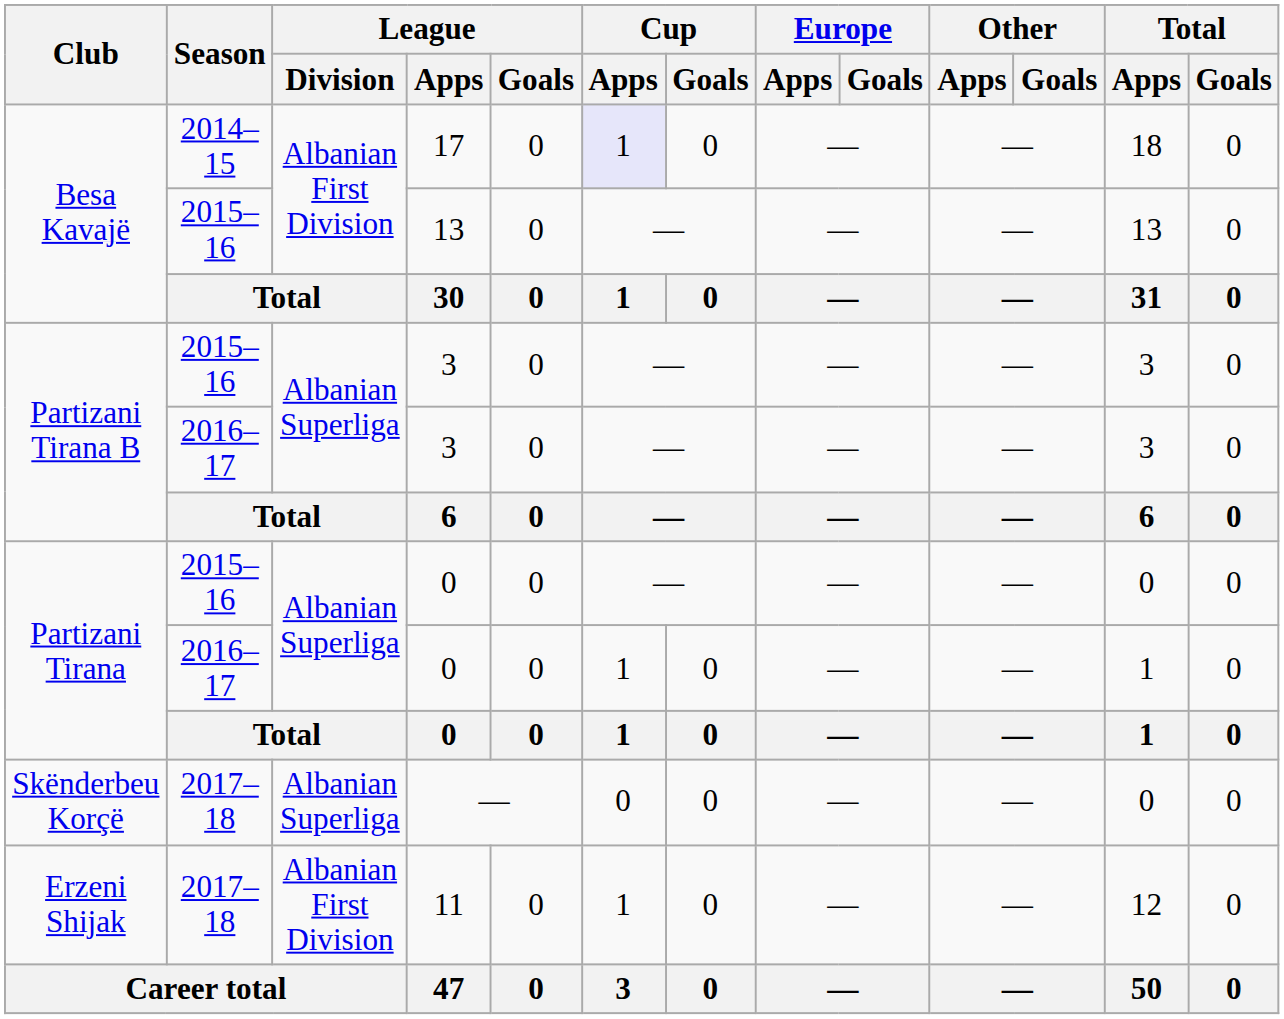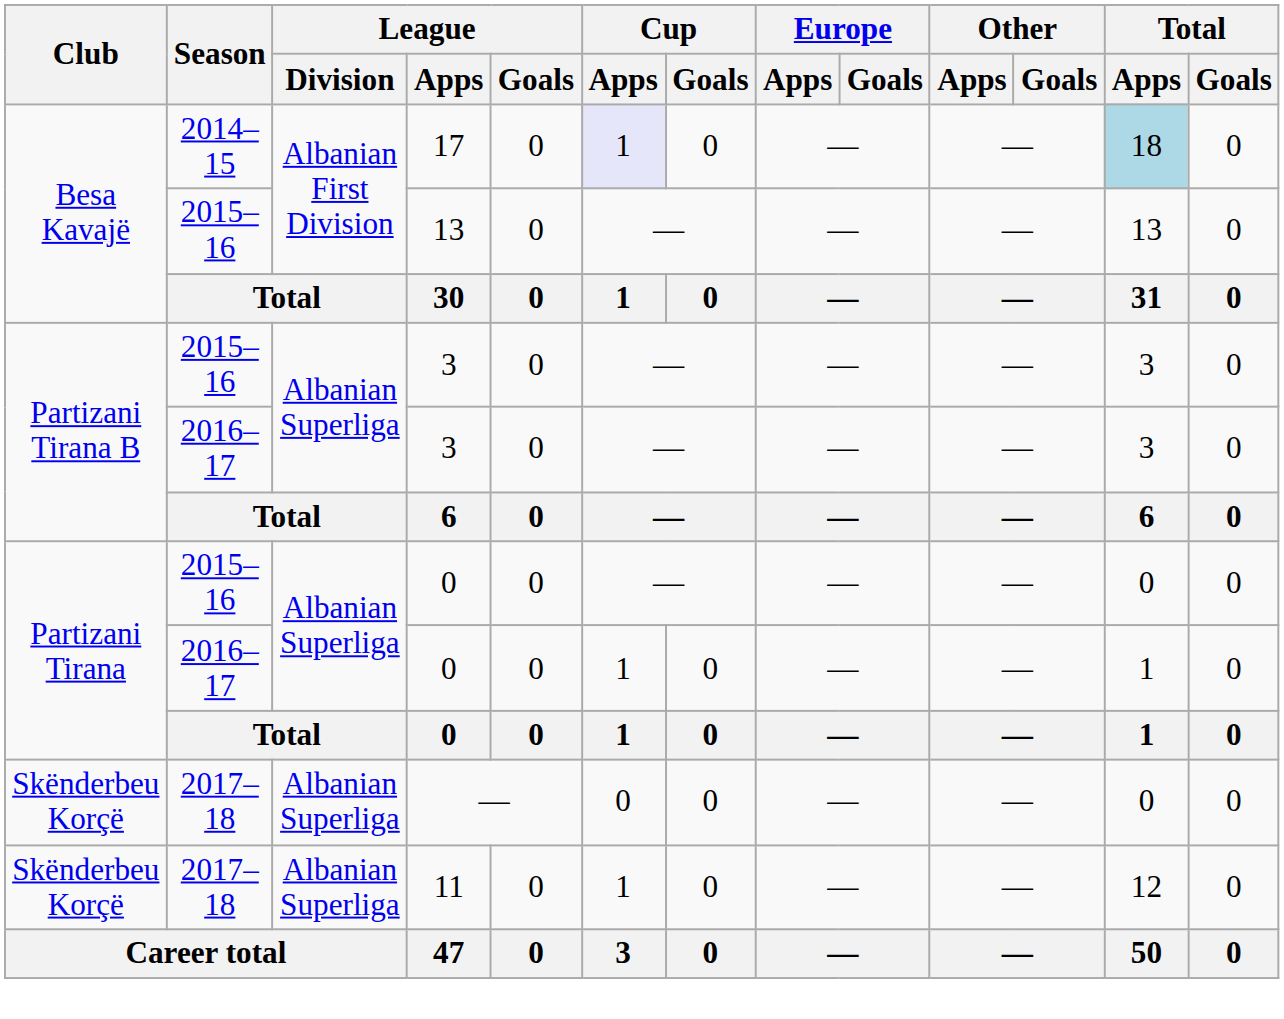(1146, 145) no background -> (1146, 145) lightblue background
(86, 903) Erzeni Shijak -> (86, 886) Skënderbeu Korçë
(340, 903) Albanian First Division -> (340, 886) Albanian Superliga
